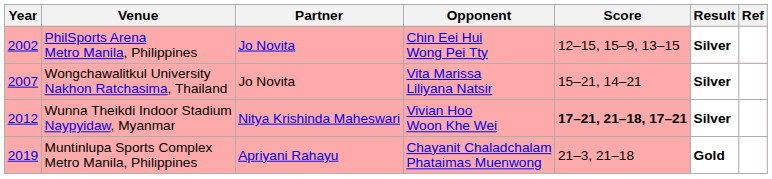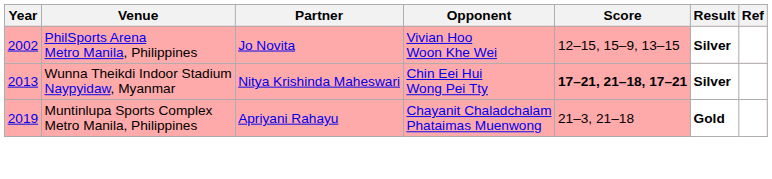(447, 45) Chin Eei Hui Wong Pei Tty -> (452, 45) Vivian Hoo Woon Khe Wei
- row: (136, 82)
(23, 119) 2012 -> (23, 82) 2013
(452, 119) Vivian Hoo Woon Khe Wei -> (447, 82) Chin Eei Hui Wong Pei Tty
